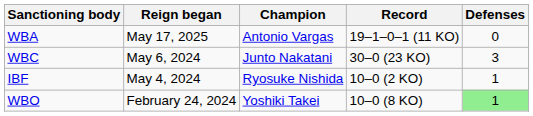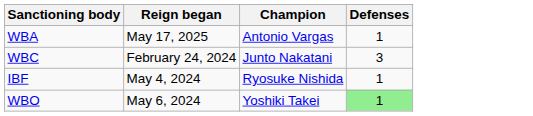- column: (404, 15)
(495, 36) 0 -> (379, 36) 1
(163, 57) May 6, 2024 -> (181, 57) February 24, 2024
(181, 100) February 24, 2024 -> (163, 100) May 6, 2024
